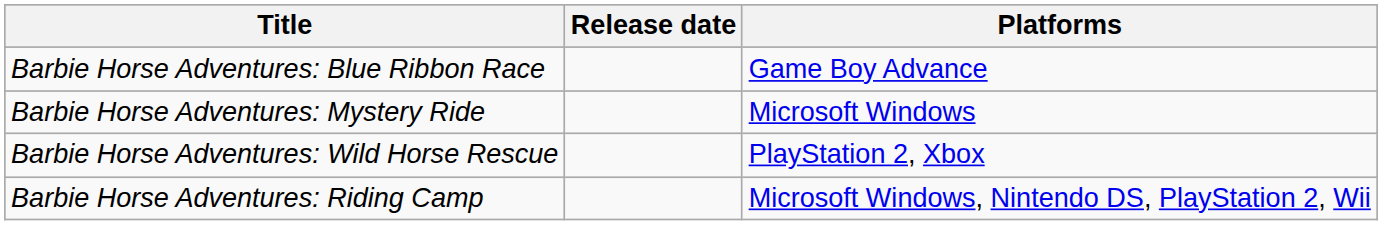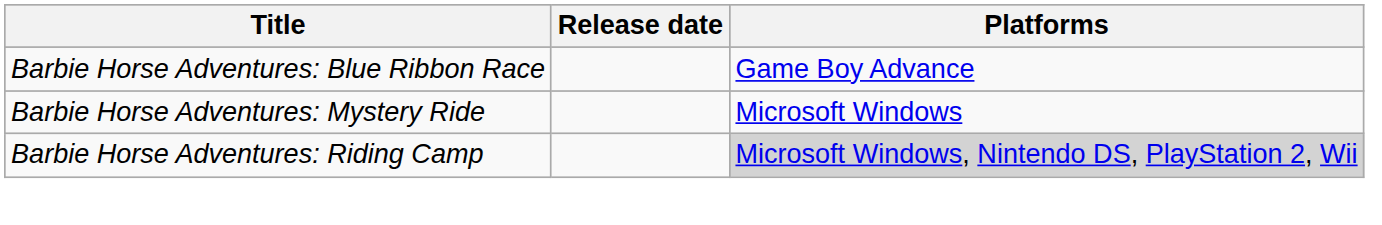- row: (285, 154)
(1060, 197) no background -> (1047, 154) lightgrey background
